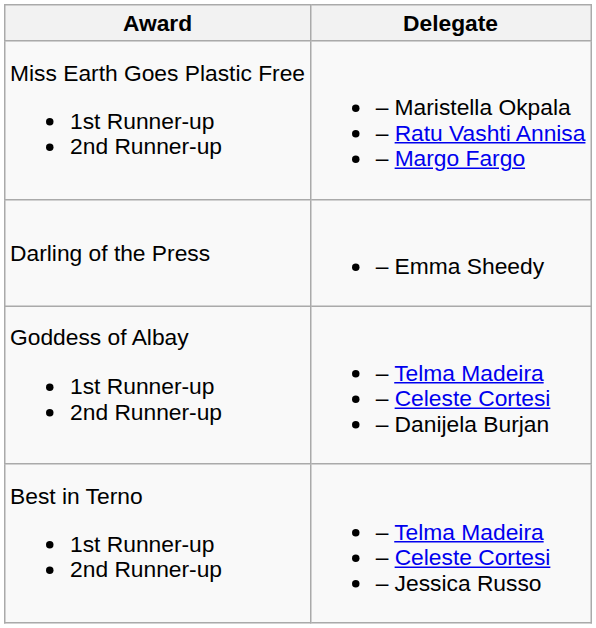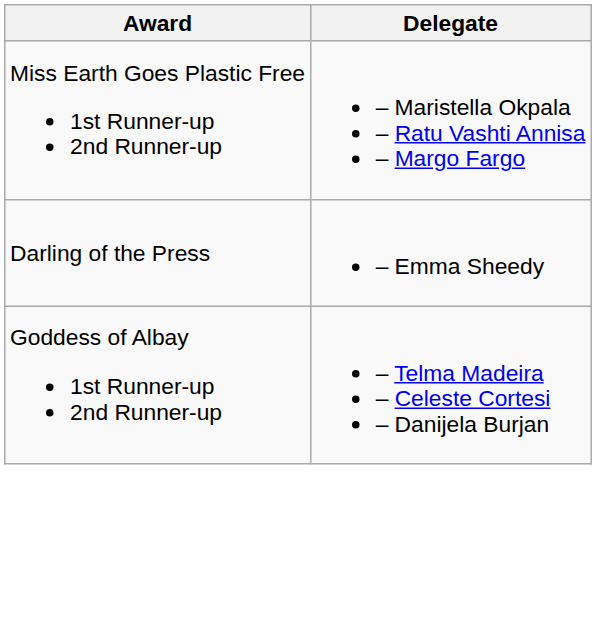- row: (158, 532)
